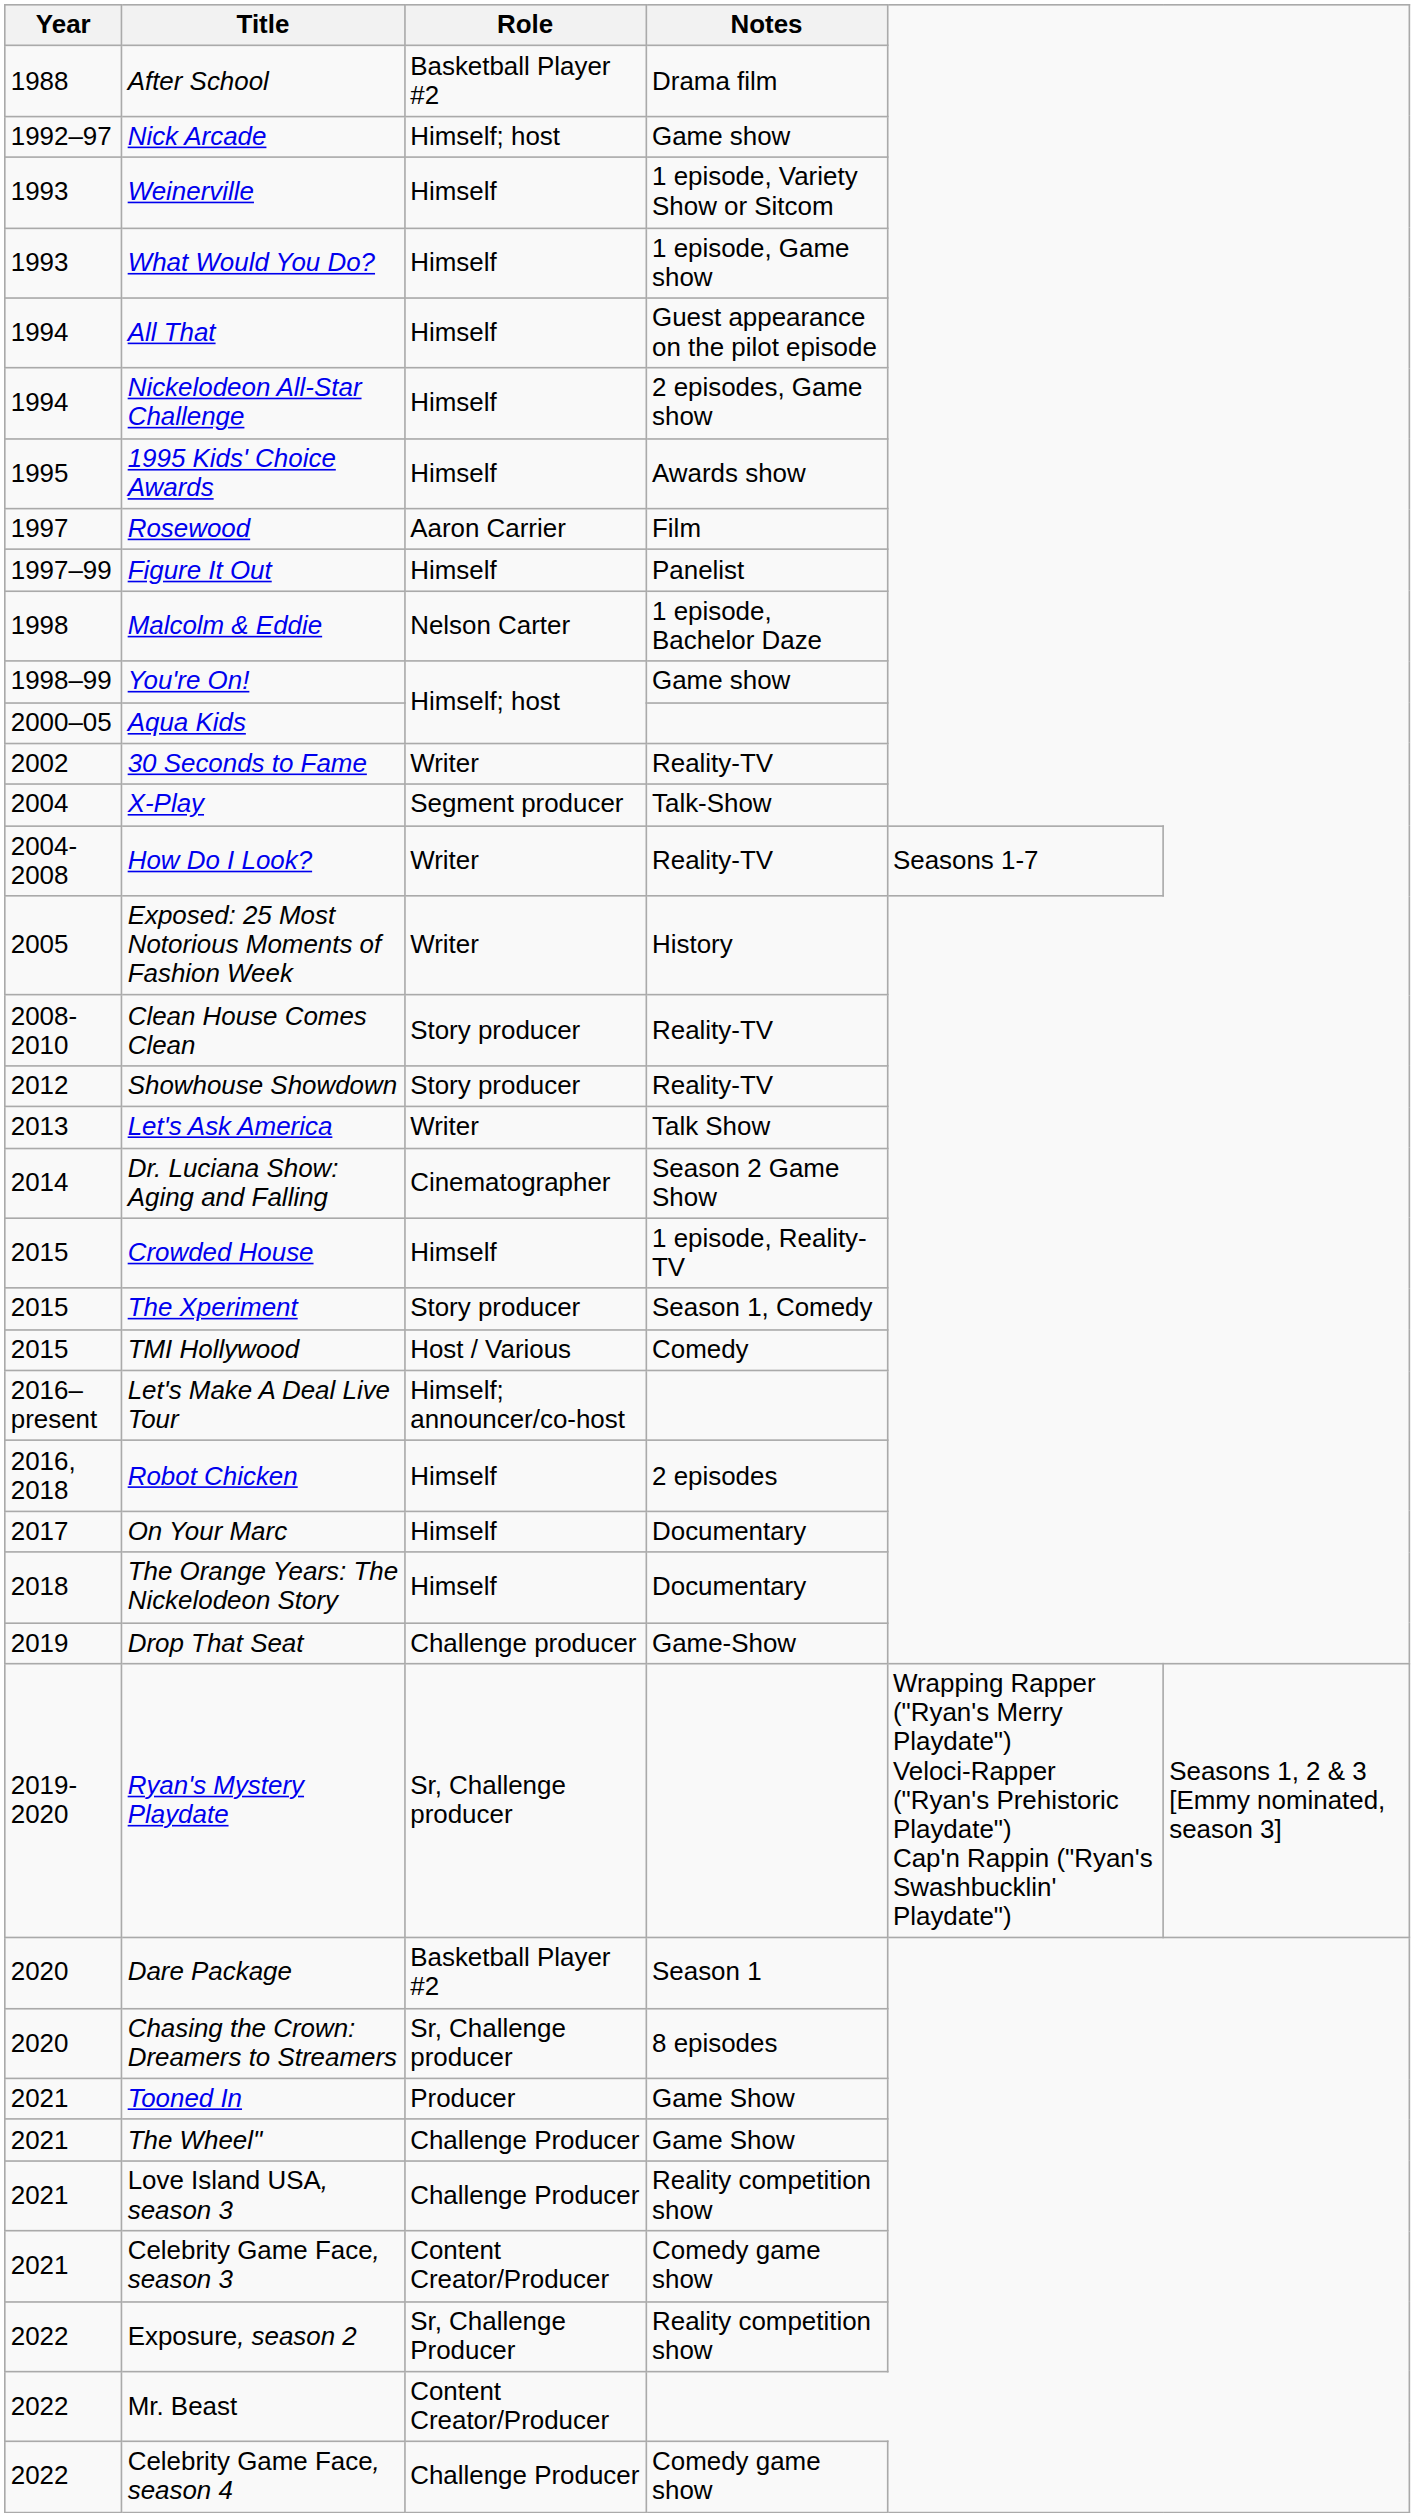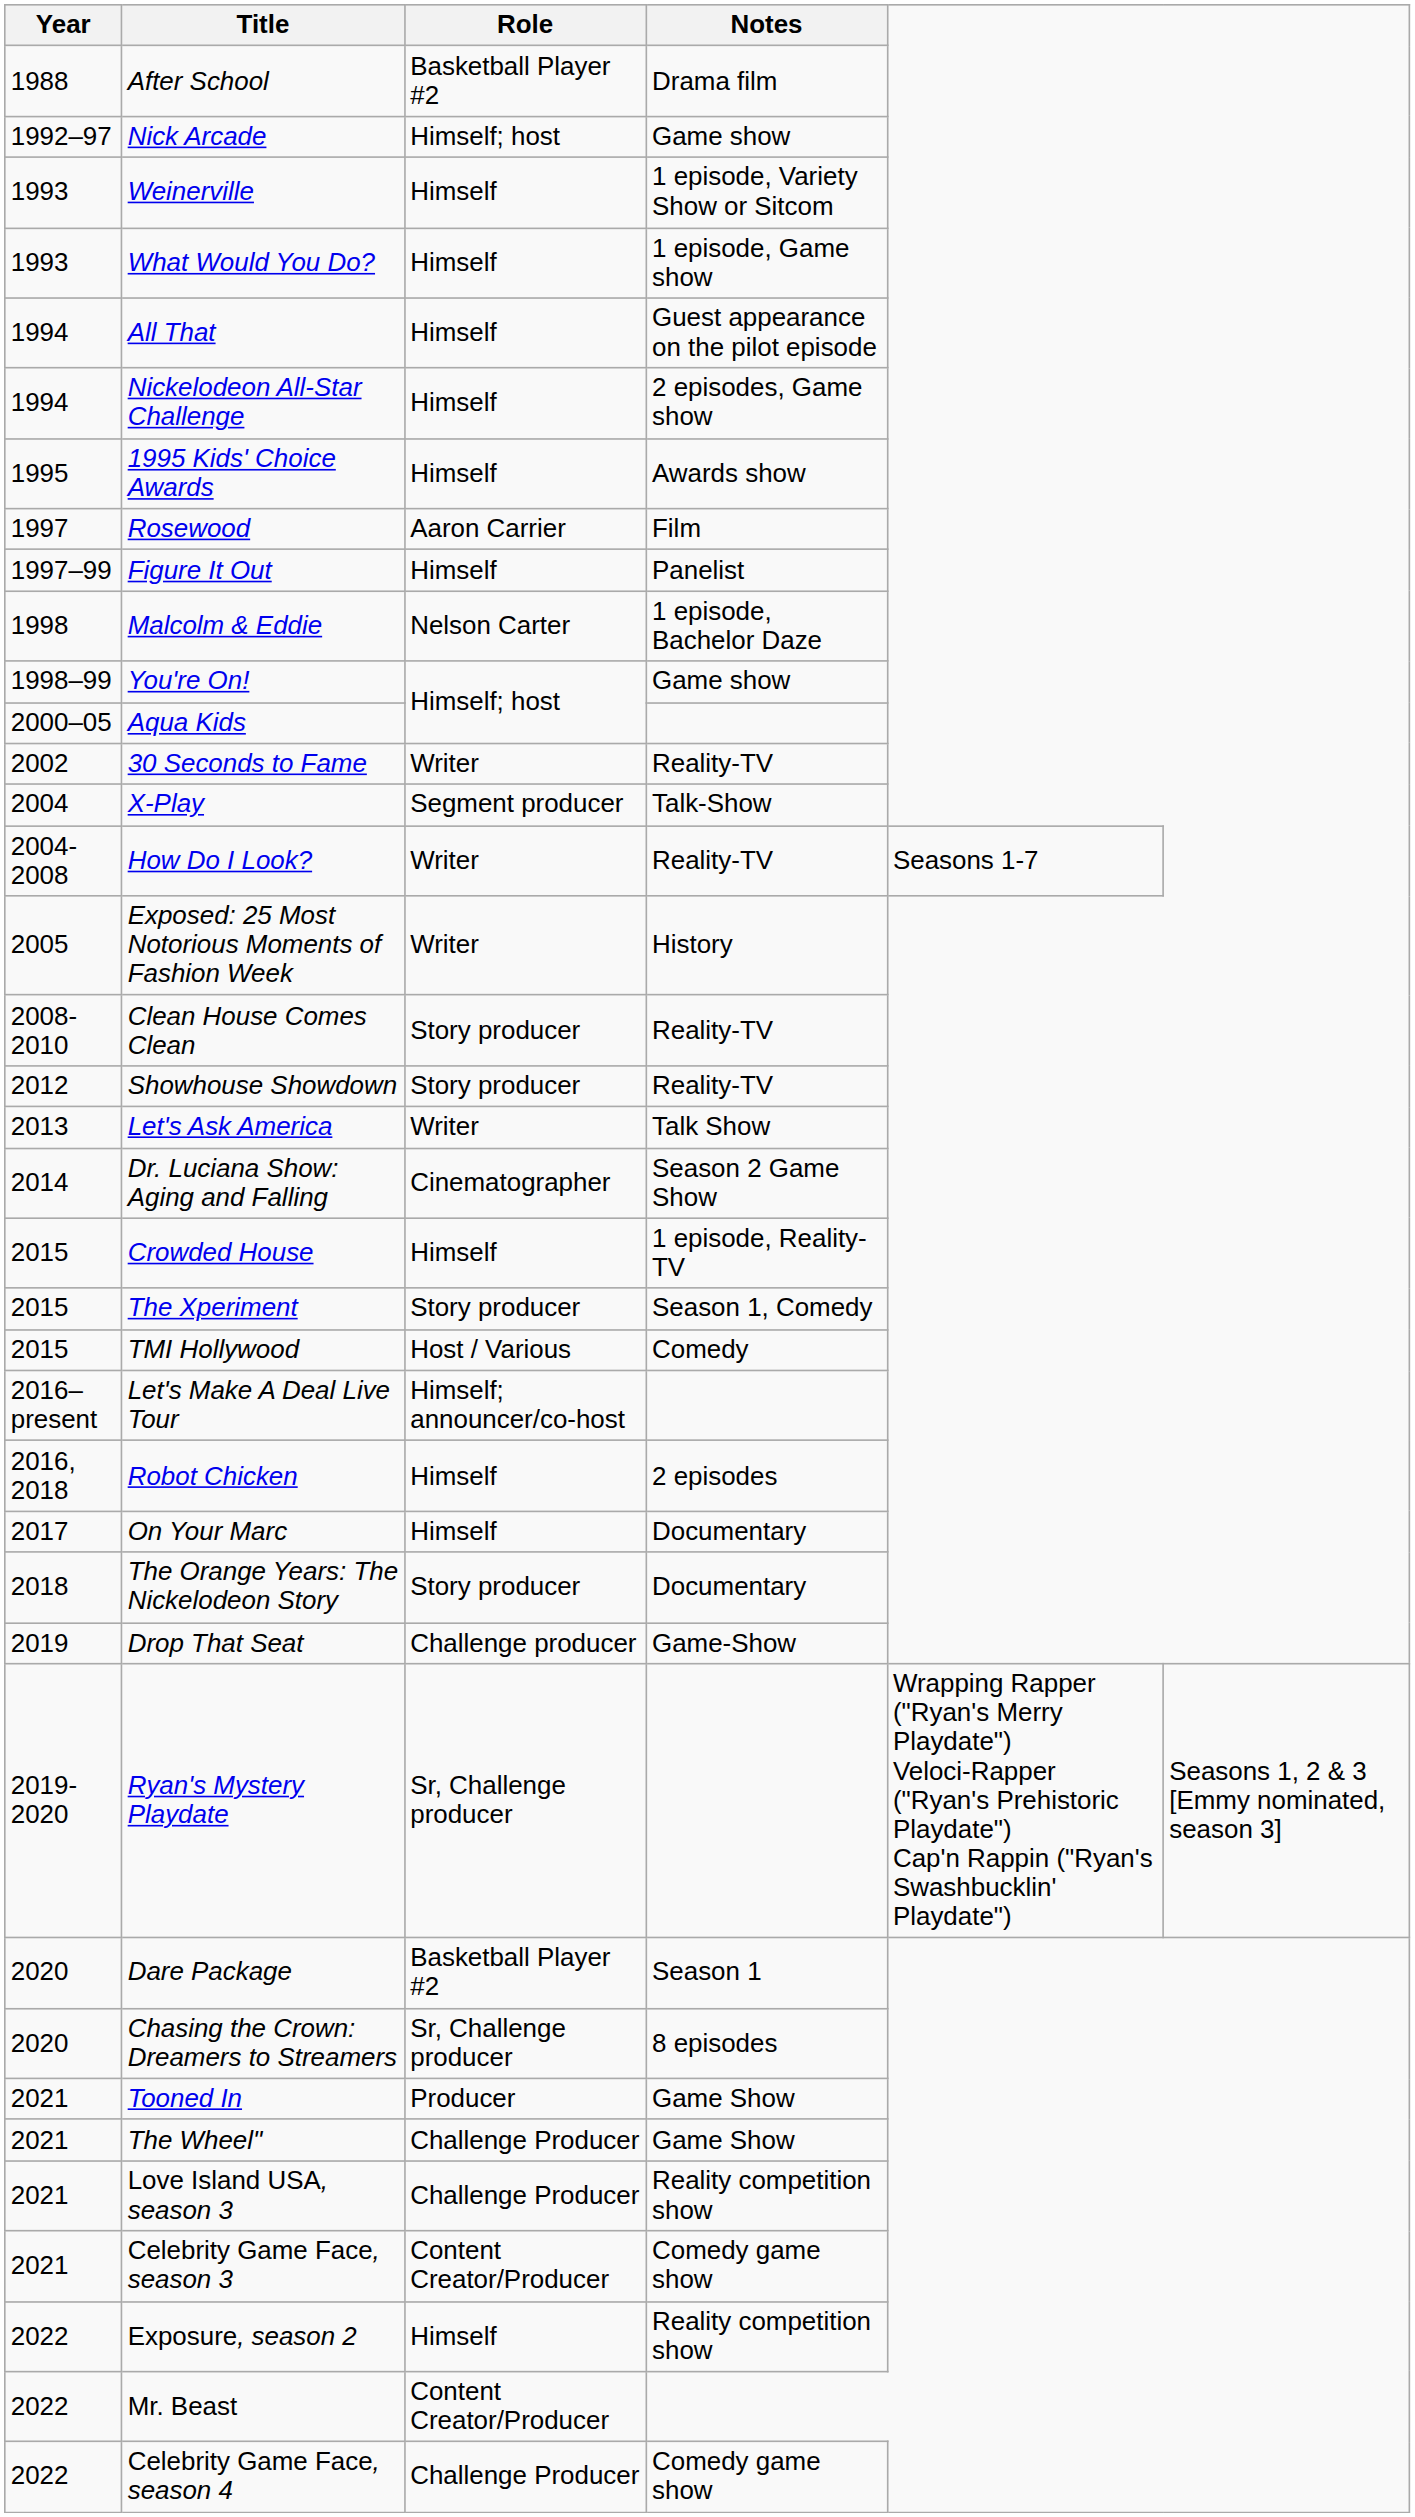(453, 1586) Himself -> (495, 1586) Story producer
(488, 2335) Sr, Challenge Producer -> (453, 2335) Himself
